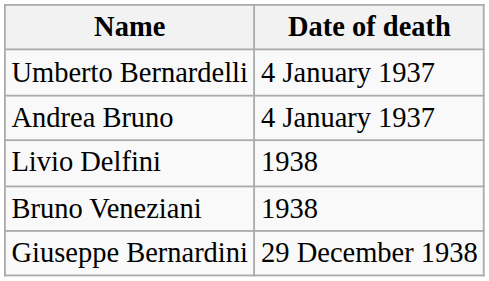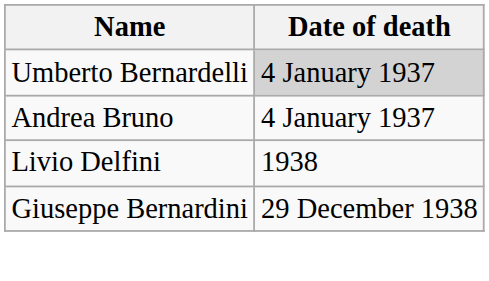(348, 72) no background -> (348, 72) lightgrey background
- row: (107, 207)
